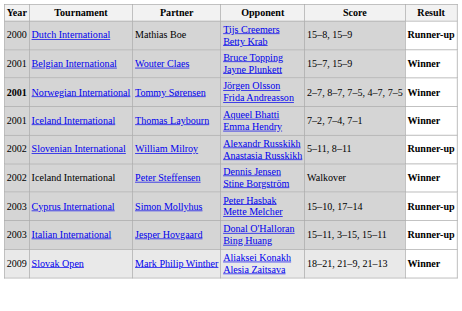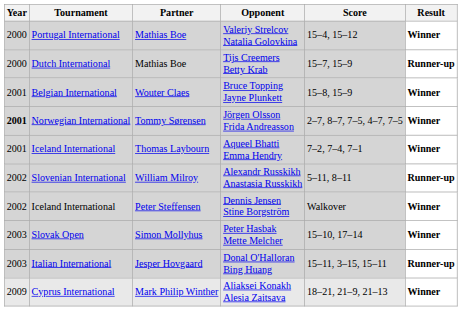+ row: (260, 35)
(330, 35) 15–8, 15–9 -> (330, 64) 15–7, 15–9
(330, 64) 15–7, 15–9 -> (330, 92) 15–8, 15–9
(73, 206) Cyprus International -> (58, 235) Slovak Open
(431, 206) Runner-up -> (424, 235) Winner
(58, 263) Slovak Open -> (73, 292) Cyprus International
